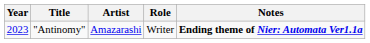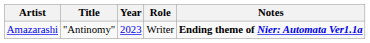columns swapped: (18, 13) <-> (116, 13)
